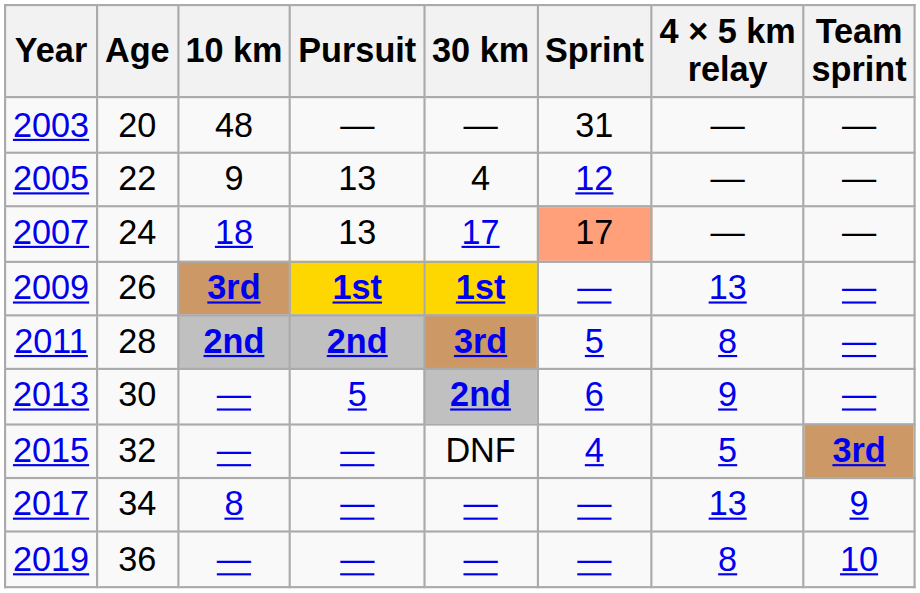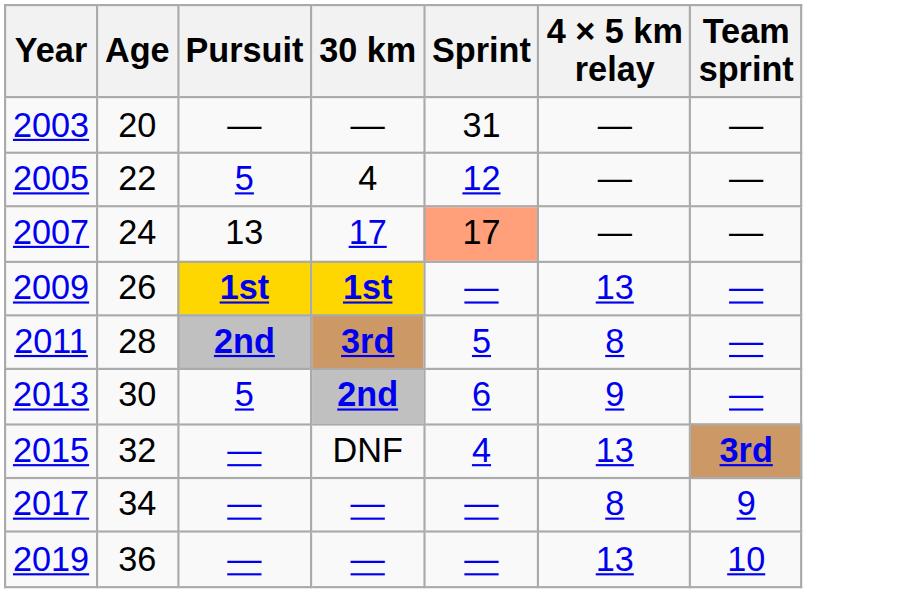- column: (234, 50)
(357, 178) 13 -> (244, 178) 5
(728, 450) 5 -> (615, 450) 13
(728, 504) 13 -> (615, 504) 8
(728, 558) 8 -> (615, 558) 13
